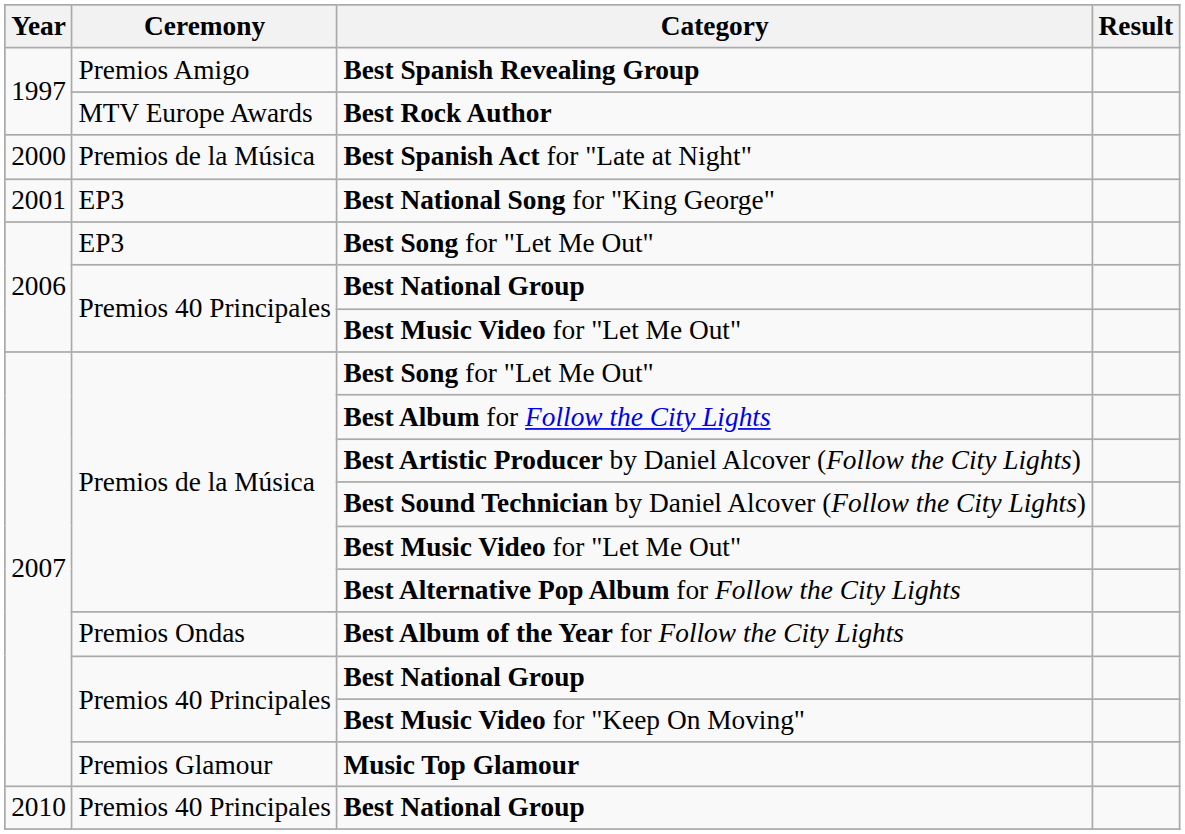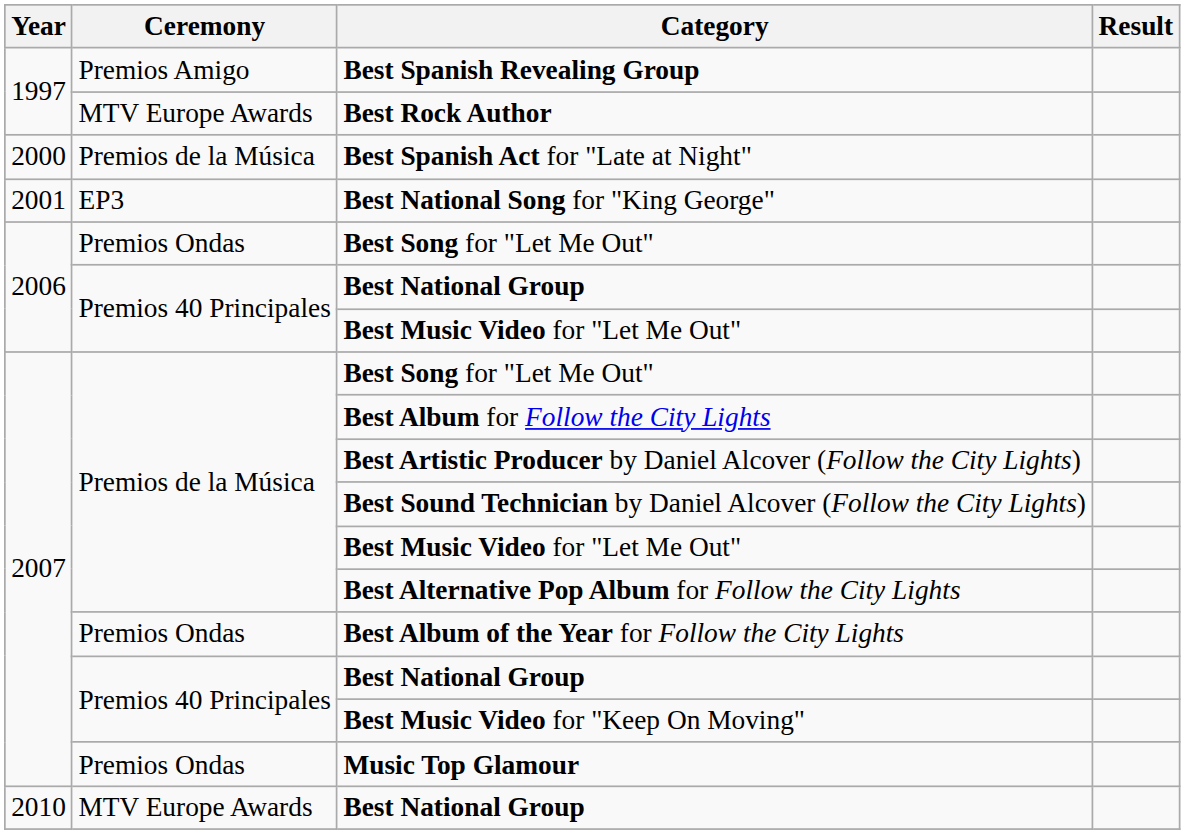(101, 243) EP3 -> (162, 243) Premios Ondas
(175, 763) Premios Glamour -> (162, 763) Premios Ondas
(205, 807) Premios 40 Principales -> (196, 807) MTV Europe Awards
